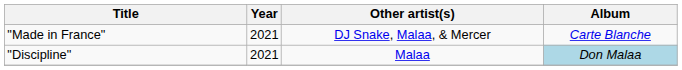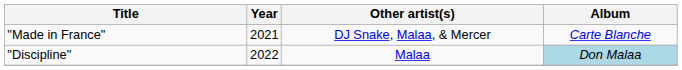(264, 55) 2021 -> (264, 55) 2022
